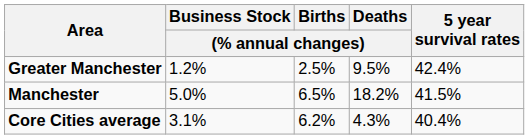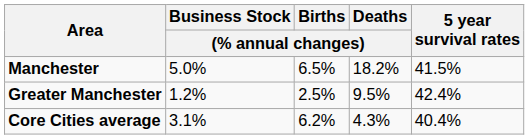rows swapped: (54, 95) <-> (85, 69)
